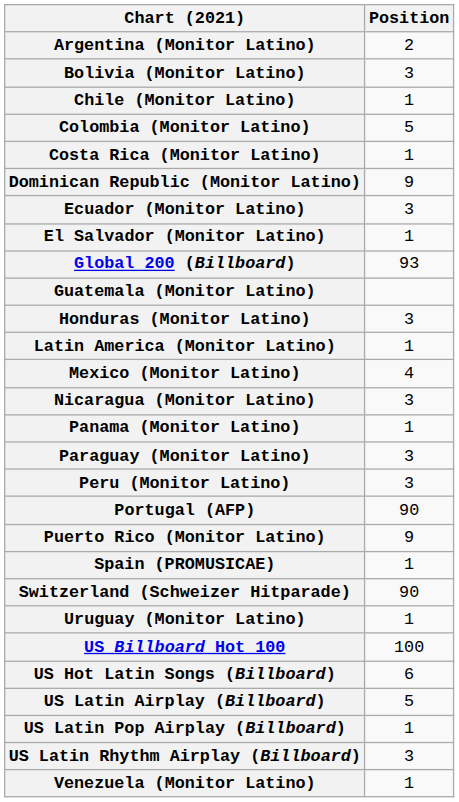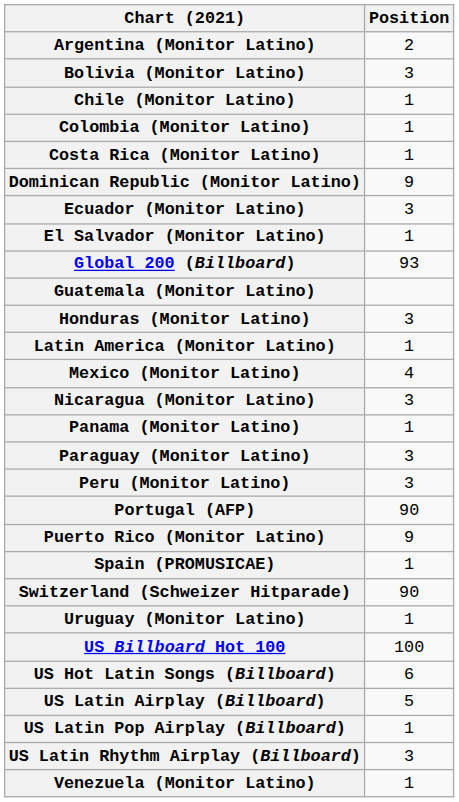(409, 128) 5 -> (409, 128) 1
